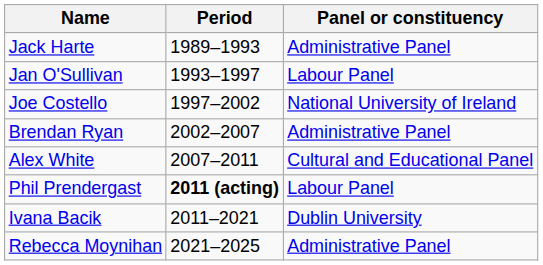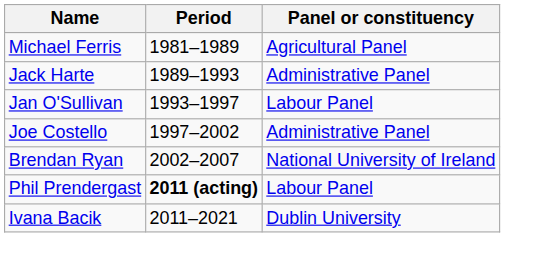+ row: (65, 47)
(402, 103) National University of Ireland -> (348, 132) Administrative Panel
(369, 132) Administrative Panel -> (381, 160) National University of Ireland
- row: (52, 160)
- row: (85, 246)
